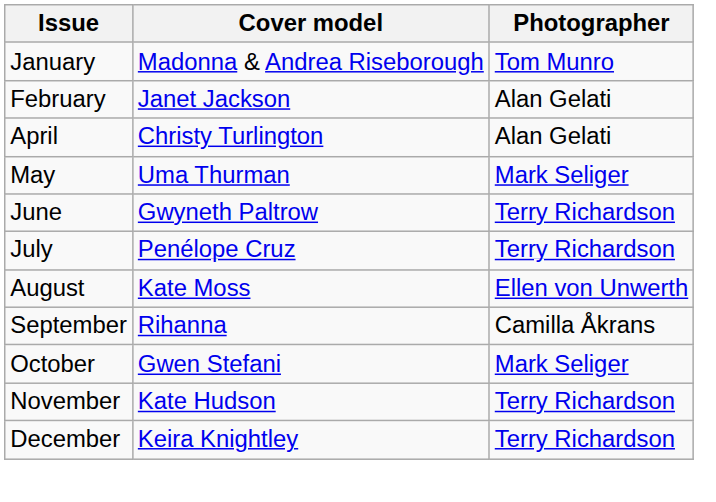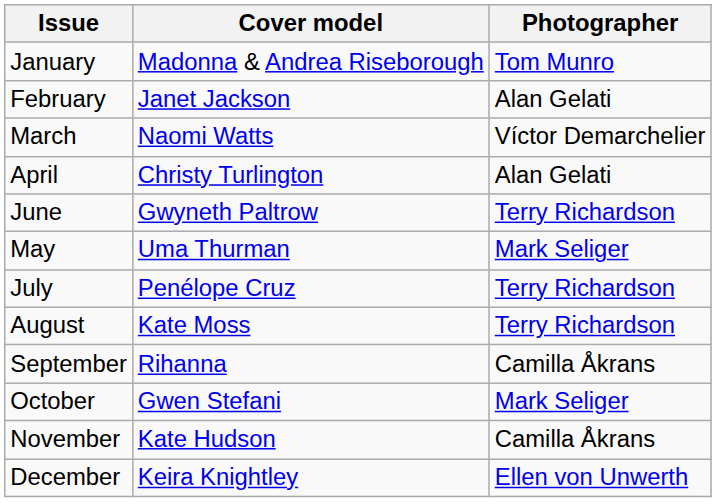+ row: (43, 136)
rows swapped: (33, 174) <-> (36, 212)
(592, 288) Ellen von Unwerth -> (585, 325) Terry Richardson
(585, 401) Terry Richardson -> (575, 439) Camilla Åkrans
(585, 439) Terry Richardson -> (592, 477) Ellen von Unwerth
